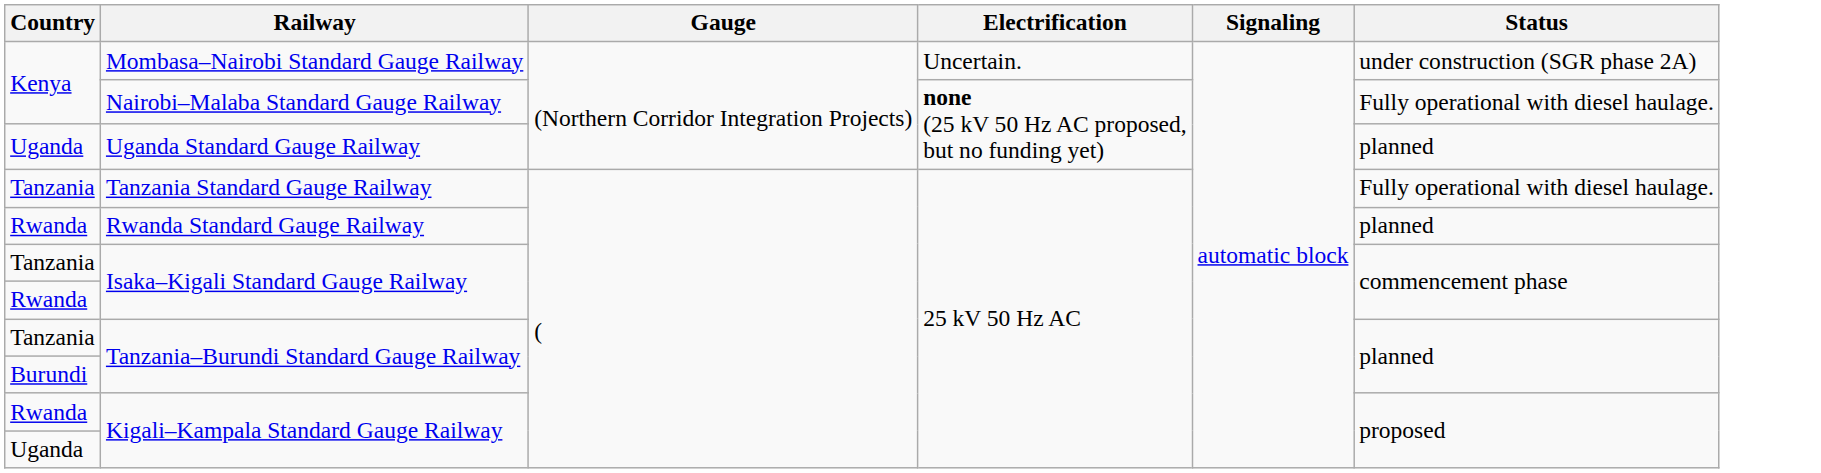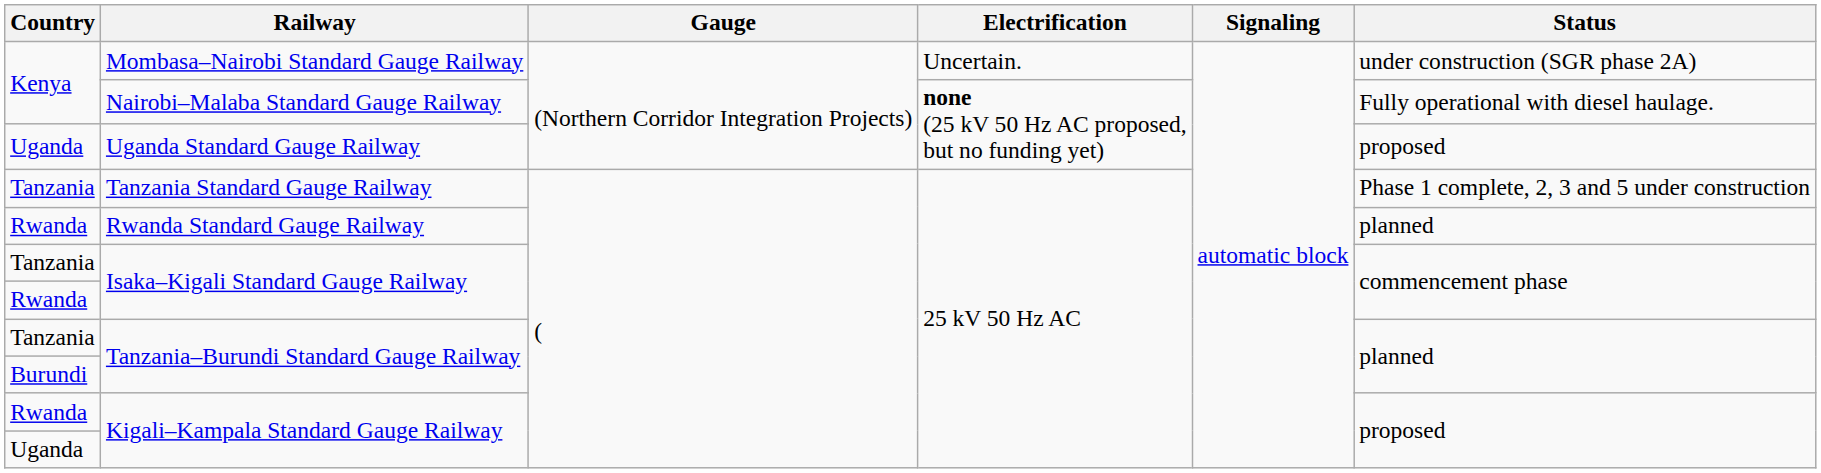(1396, 146) planned -> (1402, 146) proposed
(1537, 187) Fully operational with diesel haulage. -> (1585, 187) Phase 1 complete, 2, 3 and 5 under construction
